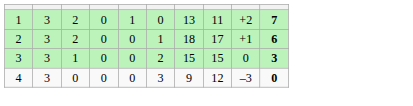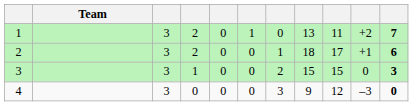+ column: (93, 14)
